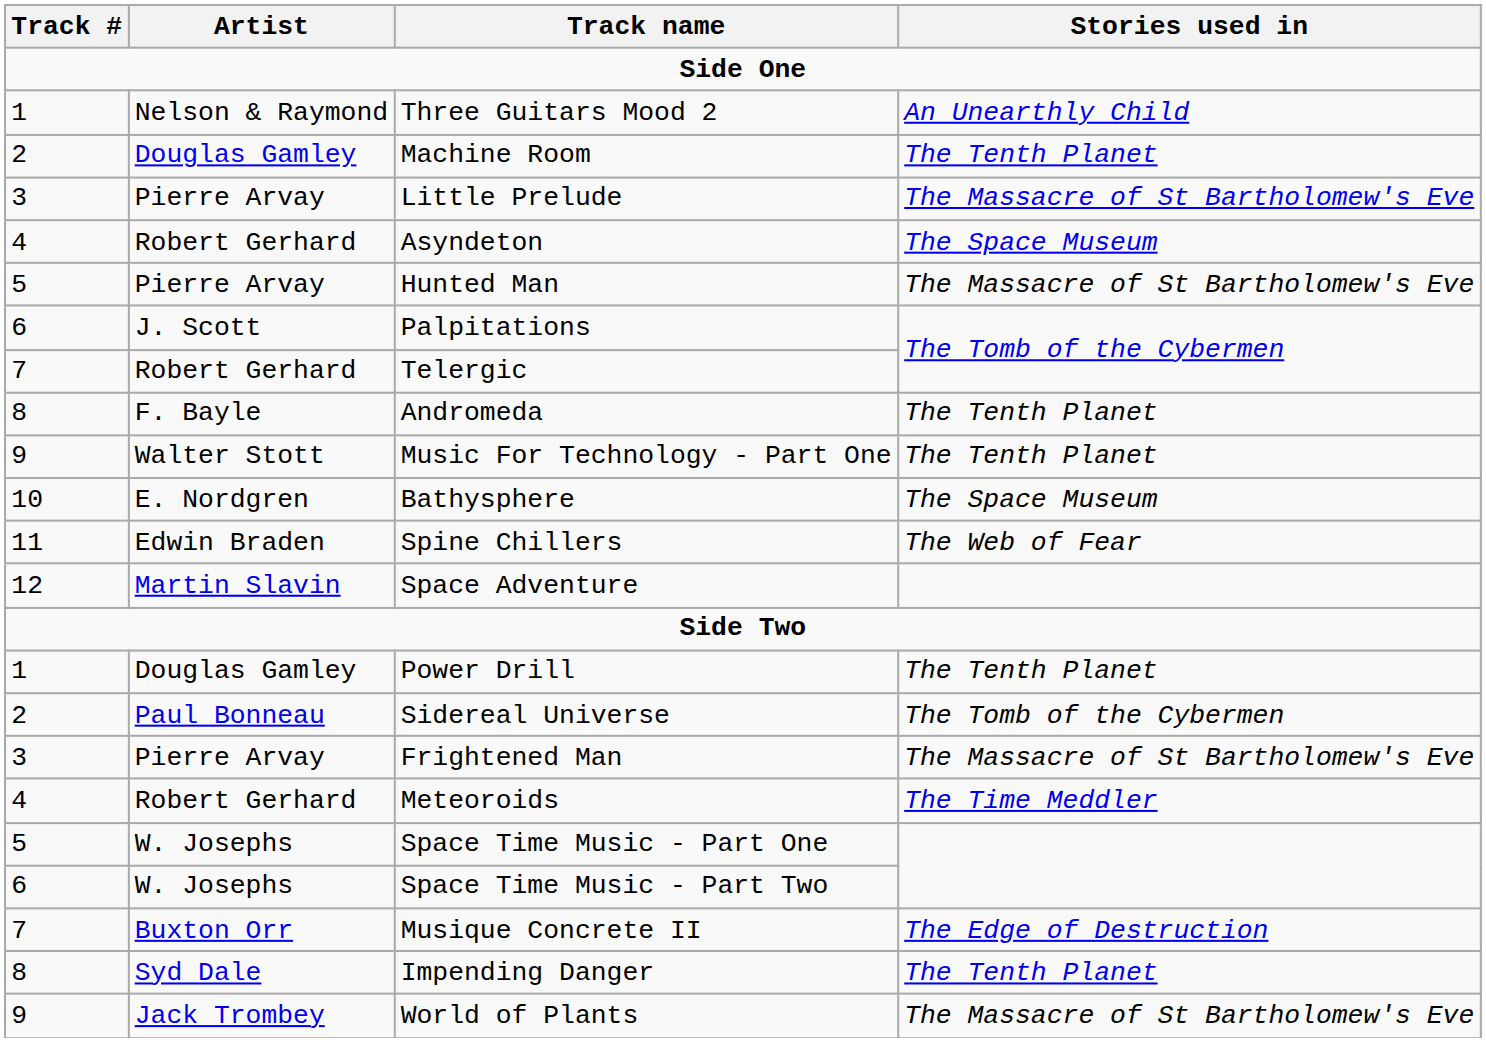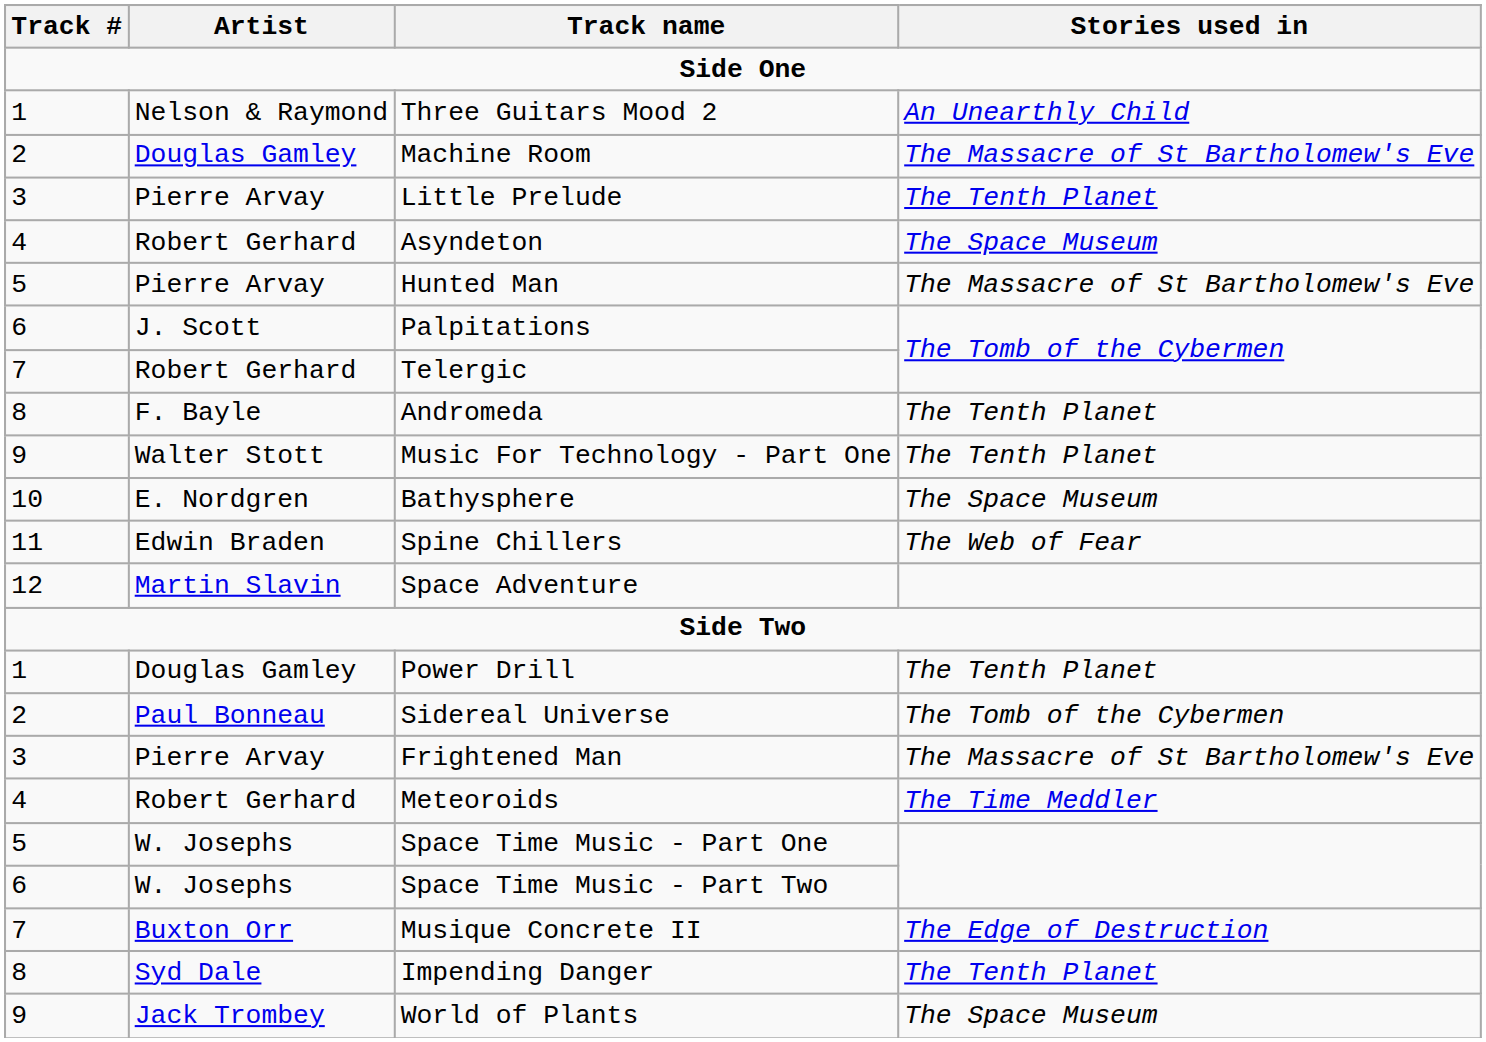(1031, 156) The Tenth Planet -> (1189, 156) The Massacre of St Bartholomew's Eve
(1189, 199) The Massacre of St Bartholomew's Eve -> (1031, 199) The Tenth Planet
(1189, 1016) The Massacre of St Bartholomew's Eve -> (1031, 1016) The Space Museum
